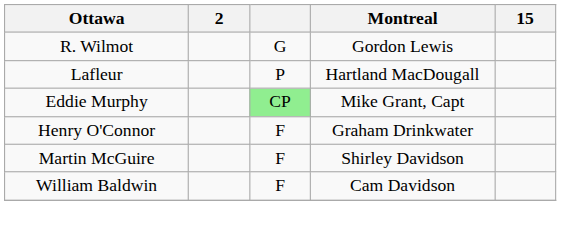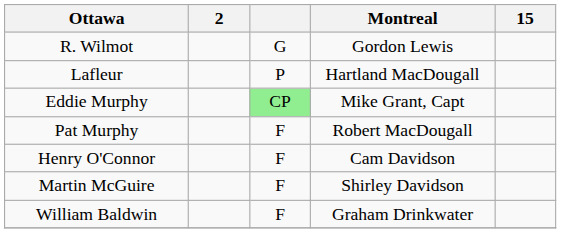+ row: (97, 130)
(403, 130) Graham Drinkwater -> (403, 158) Cam Davidson
(403, 185) Cam Davidson -> (403, 213) Graham Drinkwater
